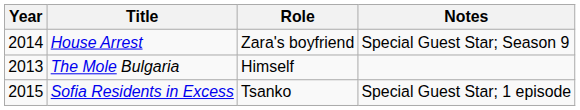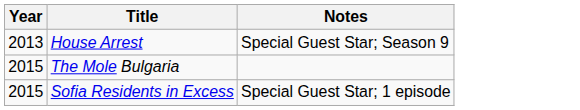- column: (298, 17)
(26, 42) 2014 -> (26, 42) 2013
(26, 67) 2013 -> (26, 67) 2015
